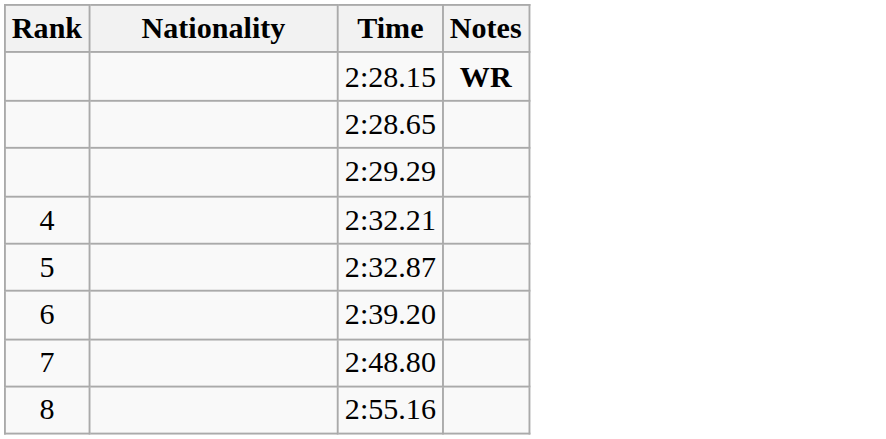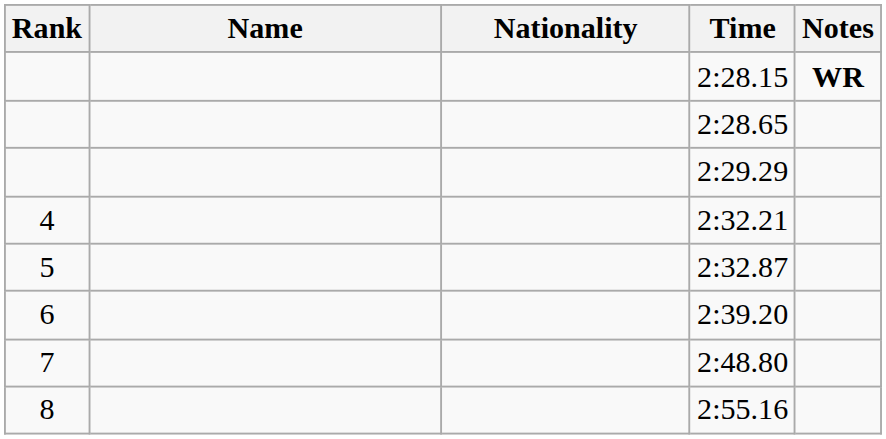+ column: (265, 28)
